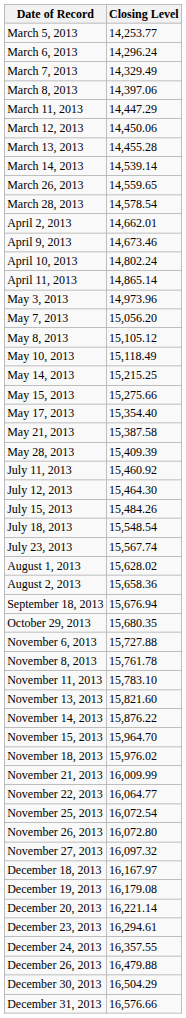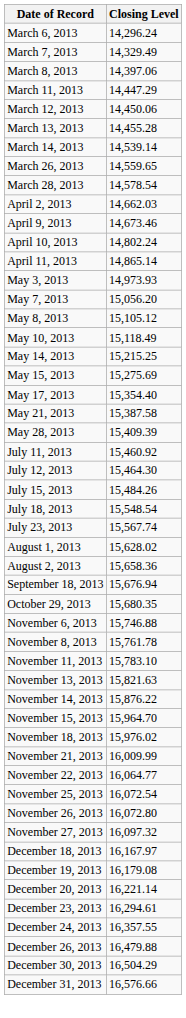- row: (42, 33)
(133, 223) 14,662.01 -> (133, 204) 14,662.03
(133, 299) 14,973.96 -> (133, 280) 14,973.93
(133, 394) 15,275.66 -> (133, 375) 15,275.69
(133, 642) 15,727.88 -> (133, 623) 15,746.88
(133, 699) 15,821.60 -> (133, 680) 15,821.63
